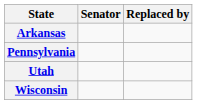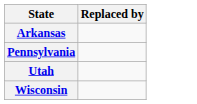- column: (101, 14)
